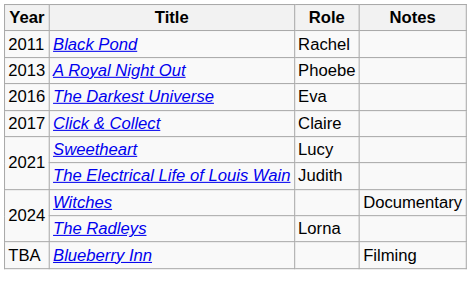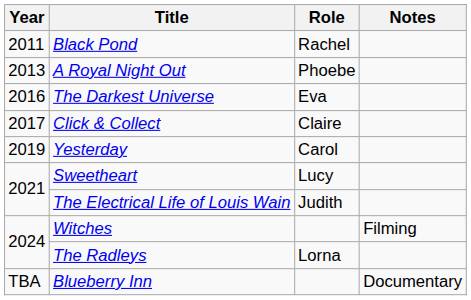+ row: (90, 149)
(413, 202) Documentary -> (390, 228) Filming
(390, 255) Filming -> (413, 281) Documentary
